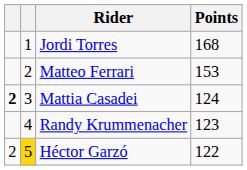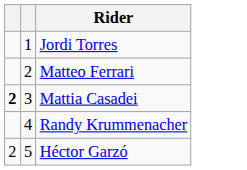- column: (216, 18)
(28, 152) gold background -> (28, 152) no background
